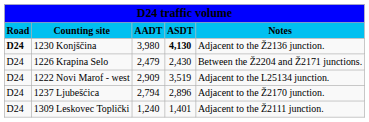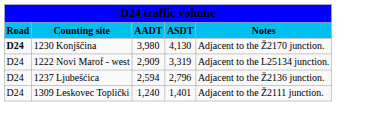(180, 46) bold -> (180, 46) normal
(261, 46) Adjacent to the Ž2136 junction. -> (261, 46) Adjacent to the Ž2170 junction.
- row: (71, 62)
(180, 77) 3,519 -> (180, 62) 3,319
(148, 93) 2,794 -> (148, 77) 2,594
(180, 93) 2,896 -> (180, 77) 2,796
(261, 93) Adjacent to the Ž2170 junction. -> (261, 77) Adjacent to the Ž2136 junction.
